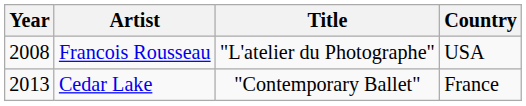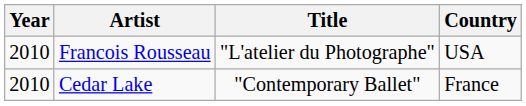(29, 52) 2008 -> (29, 52) 2010
(29, 84) 2013 -> (29, 84) 2010
